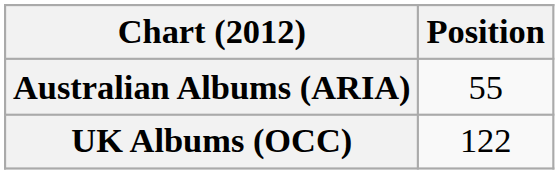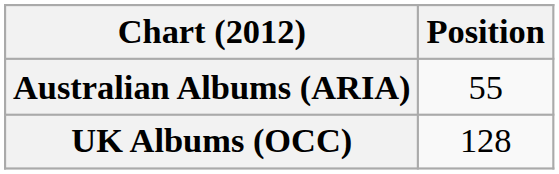(486, 140) 122 -> (486, 140) 128
